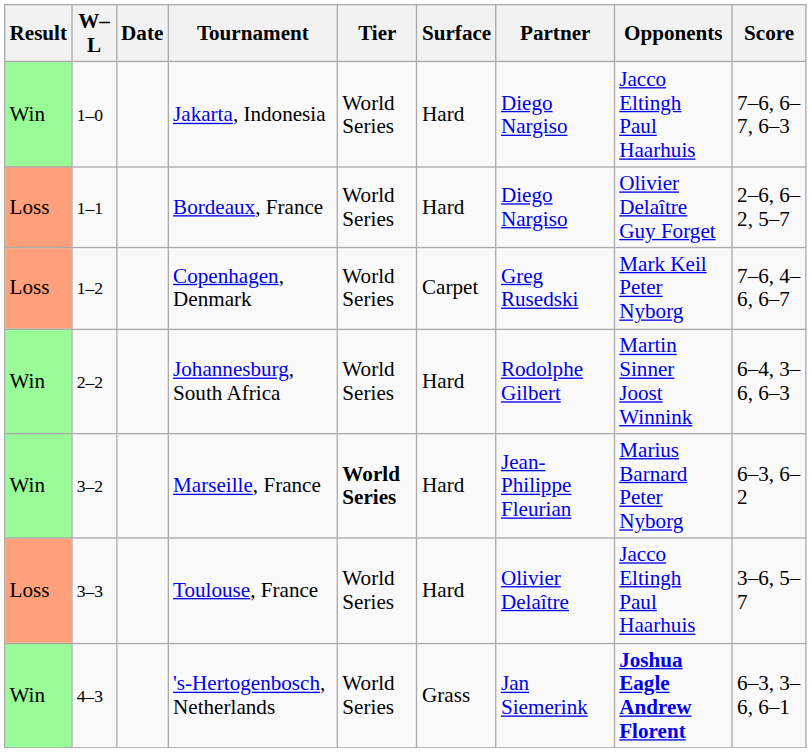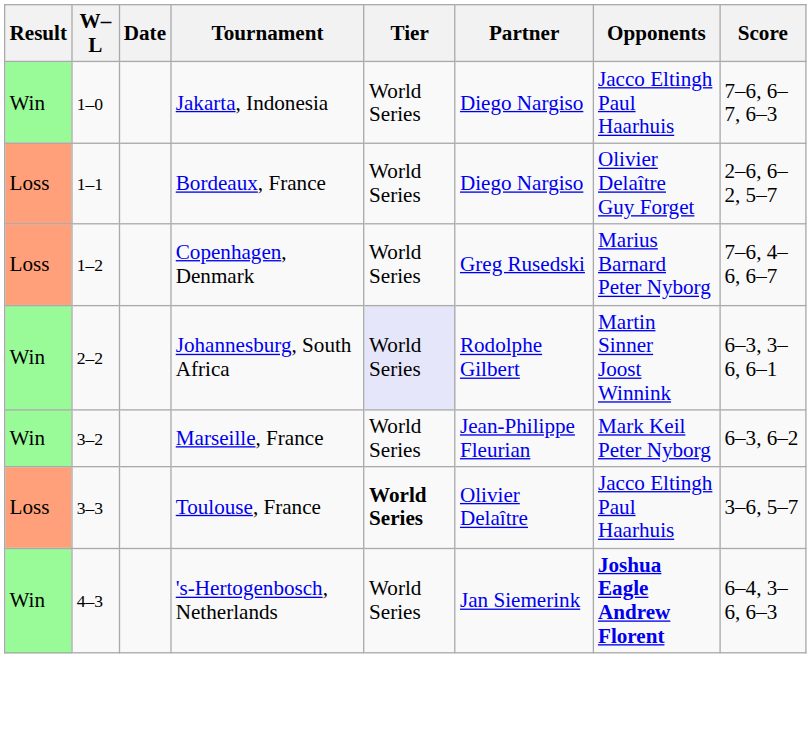- column: (457, 33)
(663, 288) Mark Keil Peter Nyborg -> (654, 264) Marius Barnard Peter Nyborg
(369, 380) no background -> (395, 357) lavender background
(769, 380) 6–4, 3–6, 6–3 -> (756, 357) 6–3, 3–6, 6–1
(371, 485) bold -> (395, 438) normal
(653, 485) Marius Barnard Peter Nyborg -> (654, 438) Mark Keil Peter Nyborg
(369, 590) normal -> (398, 507) bold
(769, 695) 6–3, 3–6, 6–1 -> (756, 600) 6–4, 3–6, 6–3
